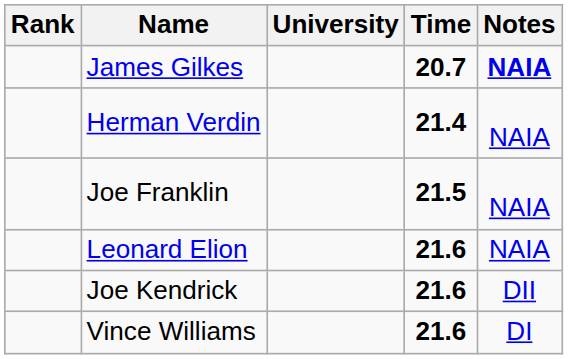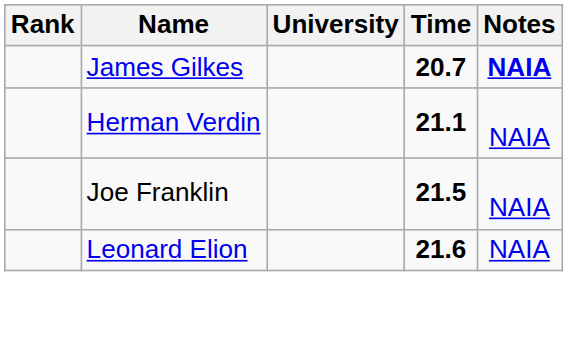(441, 122) 21.4 -> (441, 122) 21.1
- row: (162, 290)
- row: (171, 332)
